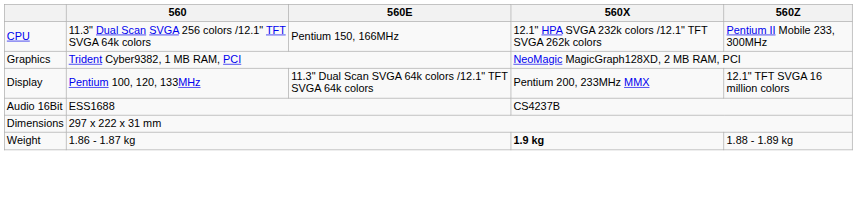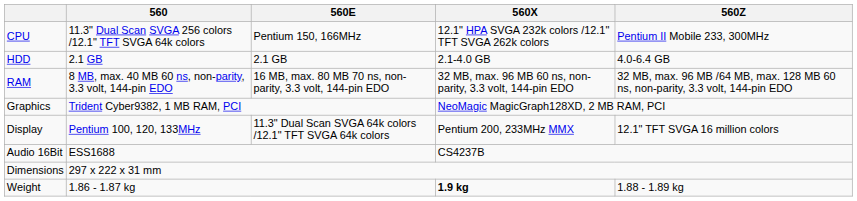+ row: (19, 59)
+ row: (19, 83)
